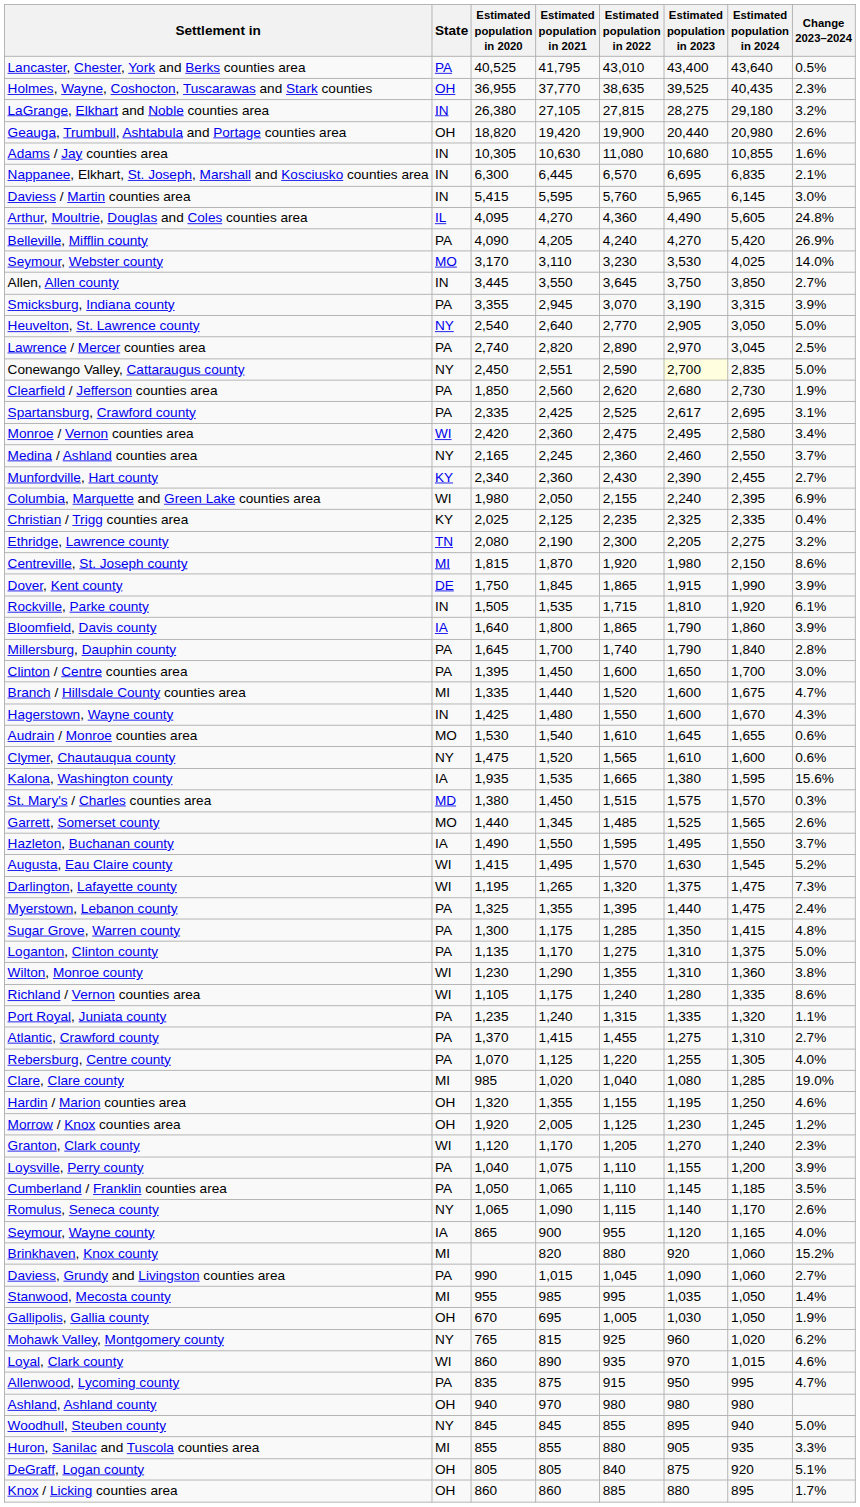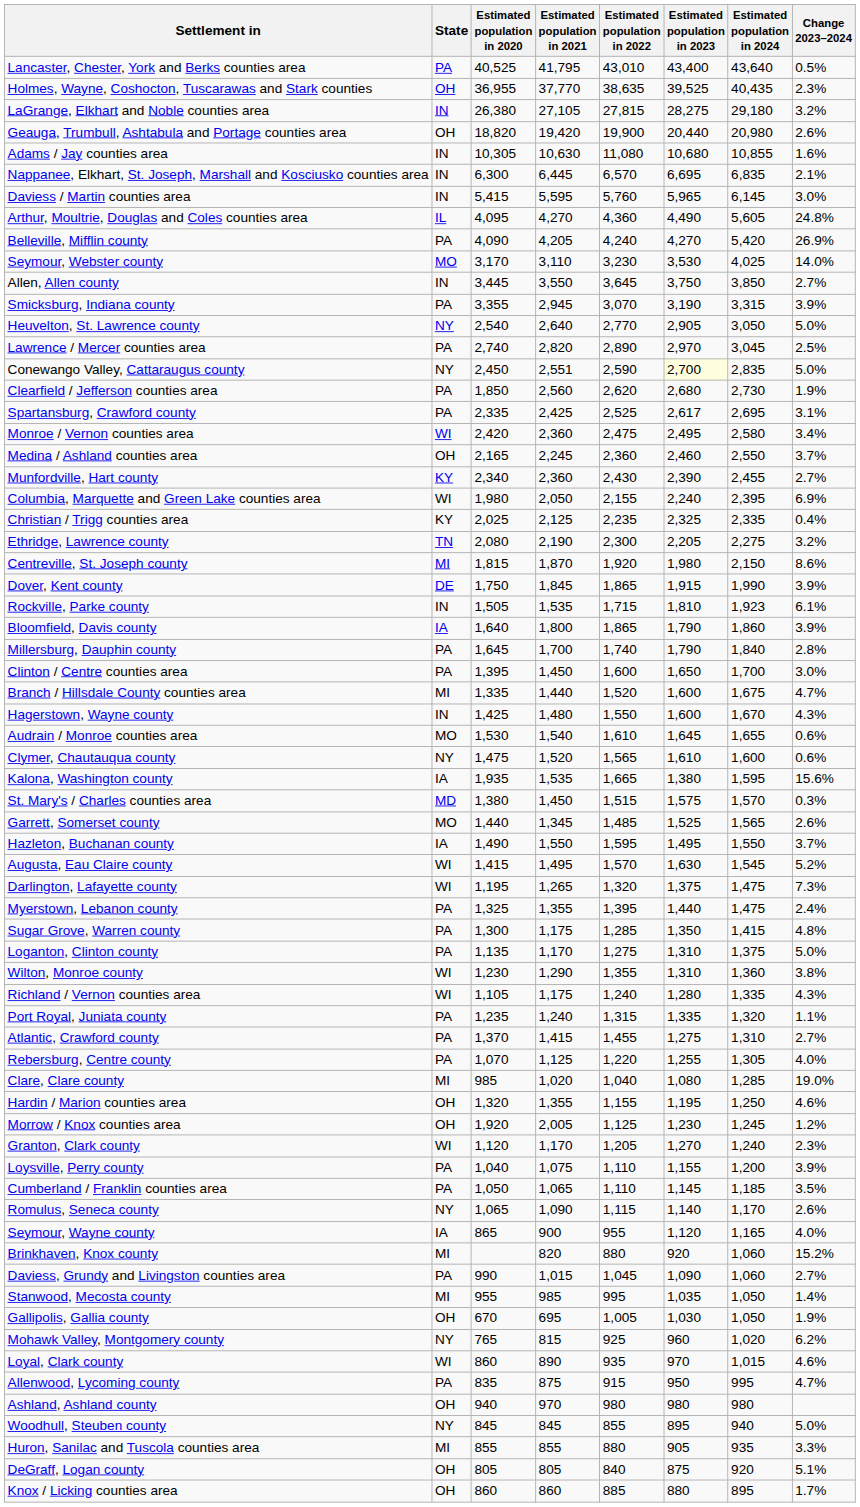(444, 455) NY -> (445, 455) OH
(748, 606) 1,920 -> (748, 606) 1,923
(811, 994) 8.6% -> (811, 994) 4.3%
